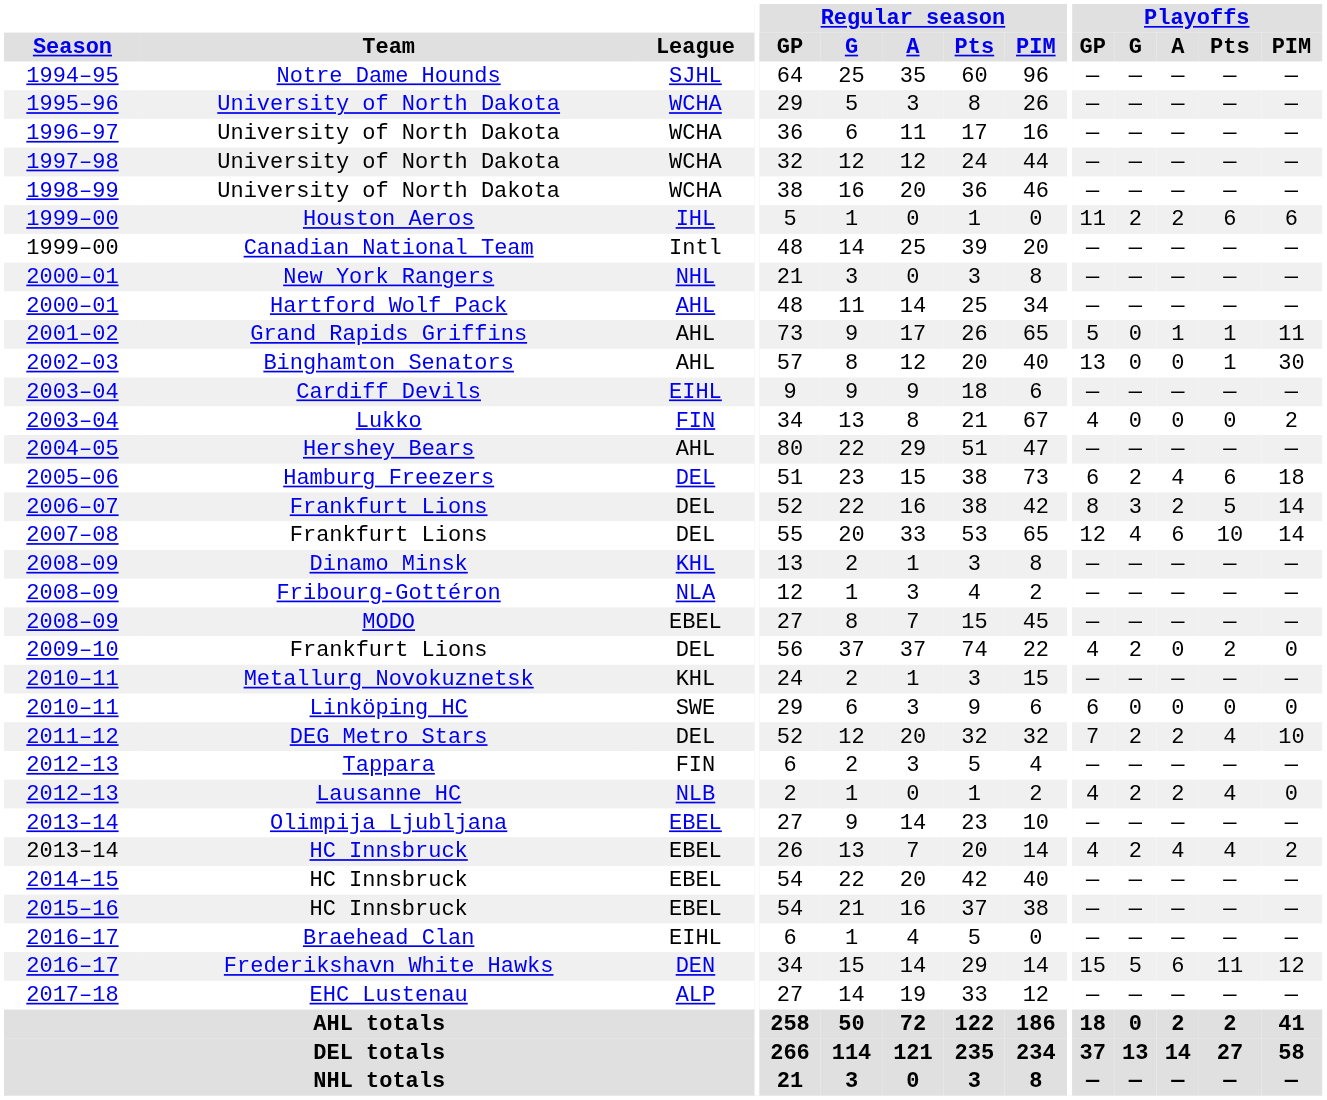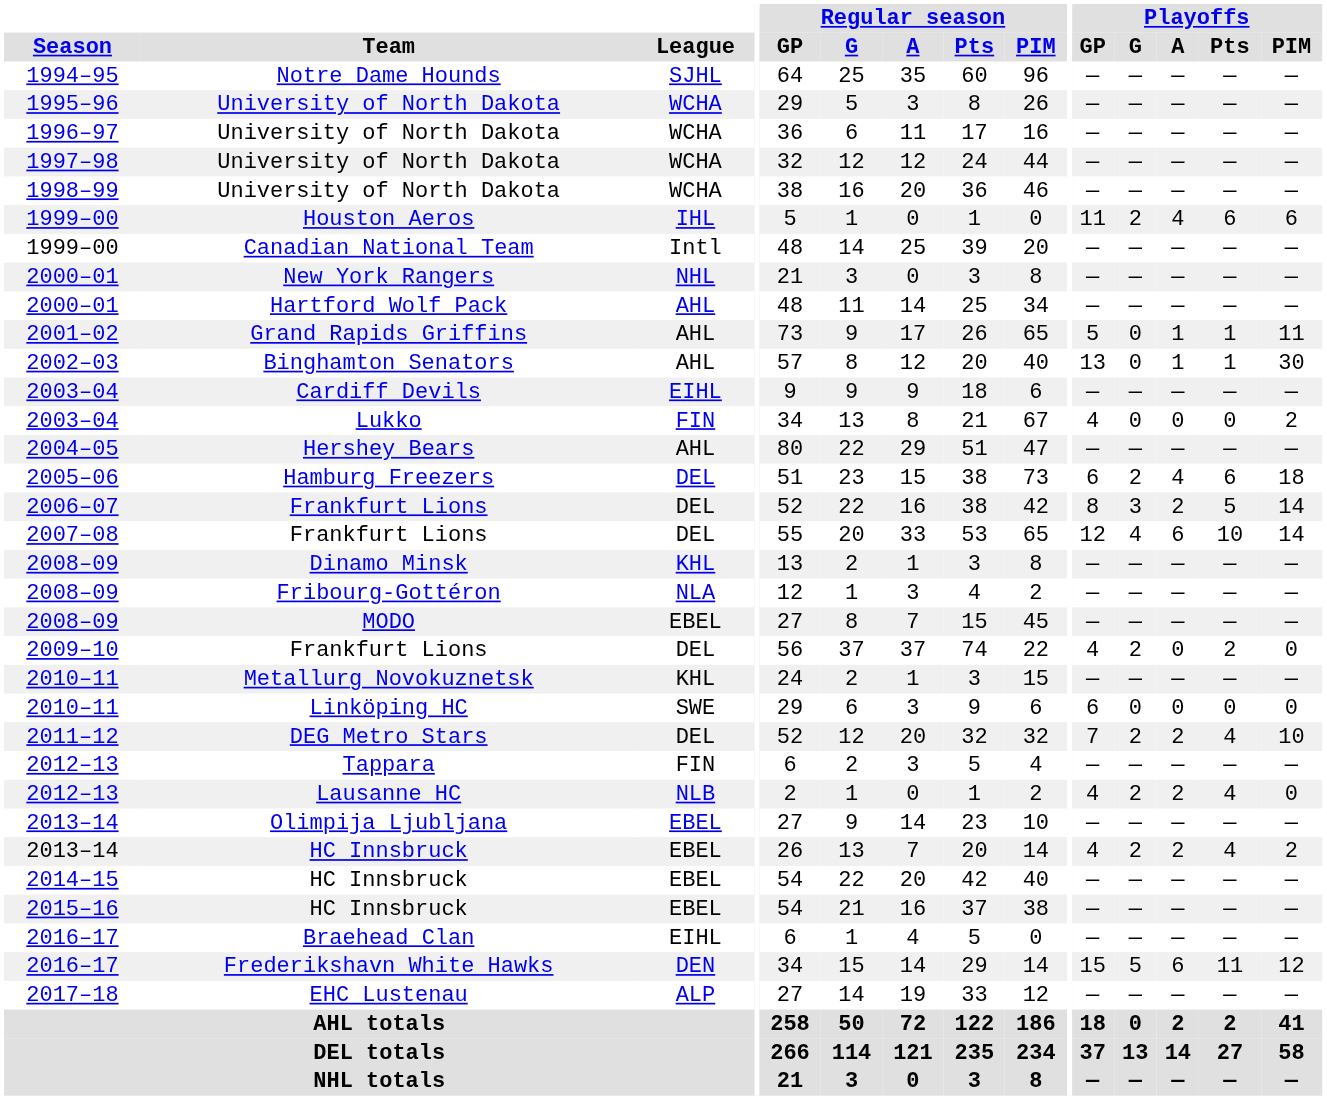(1178, 219) 2 -> (1178, 219) 4
(1178, 363) 0 -> (1178, 363) 1
(1178, 852) 4 -> (1178, 852) 2
